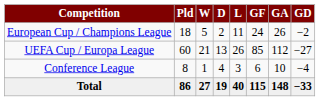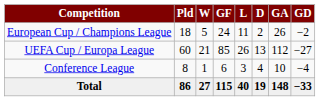columns swapped: (221, 13) <-> (258, 13)
